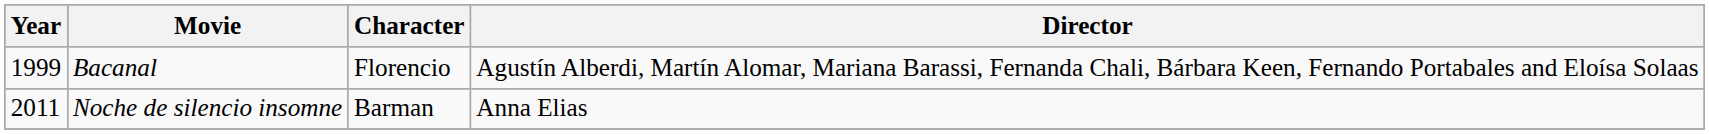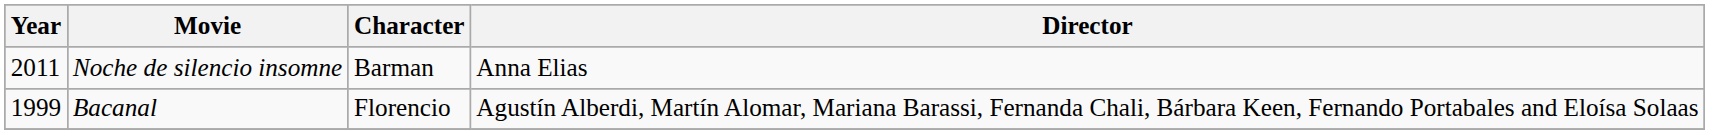rows swapped: (115, 67) <-> (208, 108)
